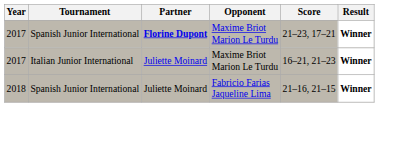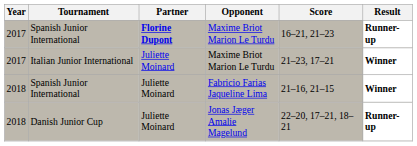(309, 34) 21–23, 17–21 -> (308, 34) 16–21, 21–23
(356, 34) Winner -> (382, 34) Runner-up
(309, 61) 16–21, 21–23 -> (308, 61) 21–23, 17–21
+ row: (67, 122)
